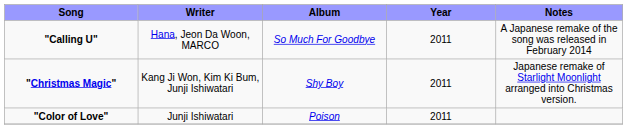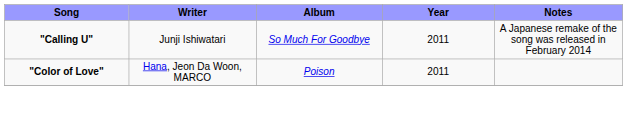(200, 39) Hana, Jeon Da Woon, MARCO -> (192, 39) Junji Ishiwatari
- row: (71, 83)
(200, 116) Junji Ishiwatari -> (192, 72) Hana, Jeon Da Woon, MARCO
